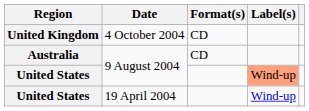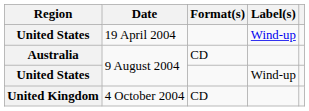rows swapped: (53, 95) <-> (53, 34)
(273, 75) lightsalmon background -> (273, 75) no background
